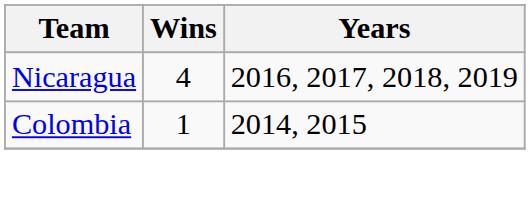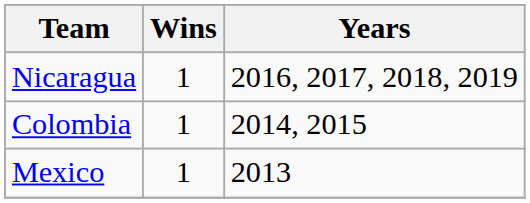(183, 76) 4 -> (183, 76) 1
+ row: (58, 172)
